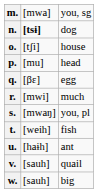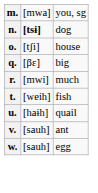- row: (12, 63)
(68, 79) egg -> (62, 63) big
- row: (12, 113)
(67, 146) ant -> (66, 113) quail
(71, 163) quail -> (62, 130) ant
(67, 180) big -> (63, 146) egg
